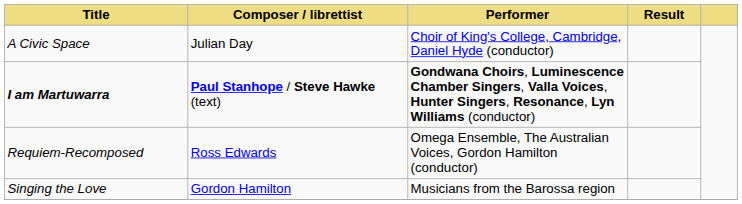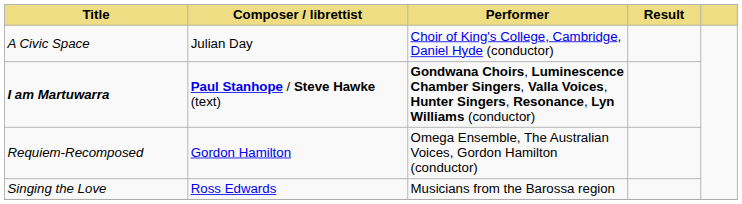(234, 152) Ross Edwards -> (241, 152) Gordon Hamilton
(241, 188) Gordon Hamilton -> (234, 188) Ross Edwards
